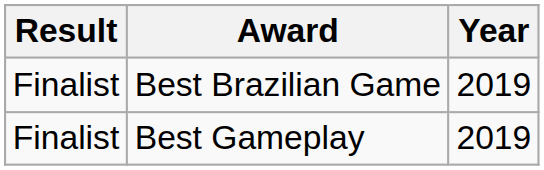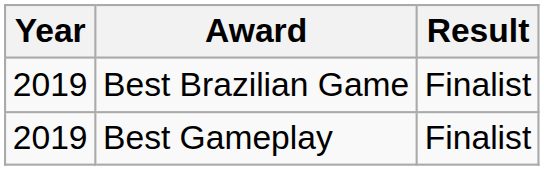columns swapped: (494, 31) <-> (66, 31)
